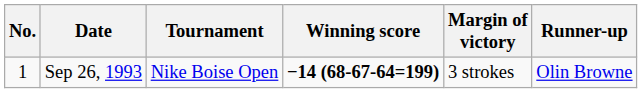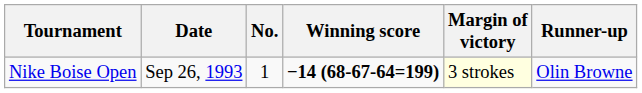columns swapped: (23, 30) <-> (215, 30)
(481, 72) no background -> (481, 72) lightyellow background
